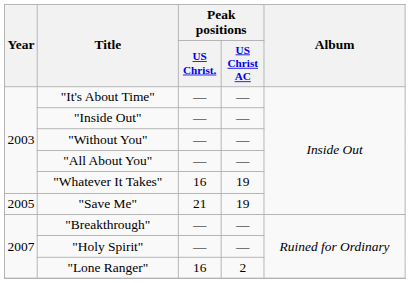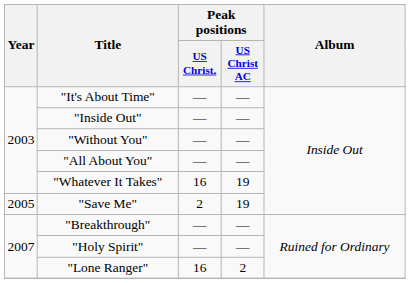(200, 203) 21 -> (200, 203) 2
